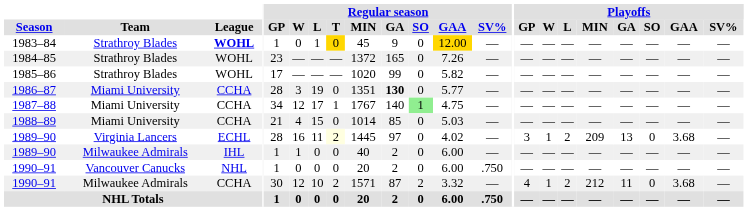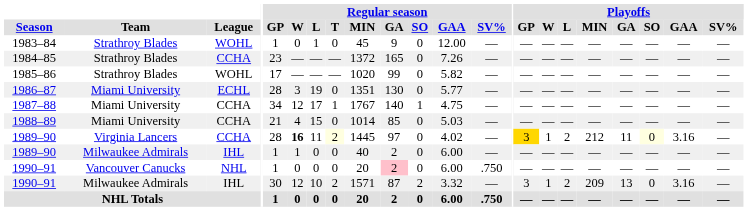(234, 43) bold -> (234, 43) normal
(336, 43) gold background -> (335, 43) no background
(452, 43) gold background -> (452, 43) no background
(234, 58) WOHL -> (234, 58) CCHA
(234, 89) CCHA -> (234, 89) ECHL
(395, 89) bold -> (394, 89) normal
(421, 105) lightgreen background -> (420, 105) no background
(234, 136) ECHL -> (234, 136) CCHA
(298, 136) normal -> (297, 136) bold
(527, 136) no background -> (526, 136) gold background
(595, 136) 209 -> (595, 136) 212
(627, 136) 13 -> (626, 136) 11
(652, 136) no background -> (652, 136) lightyellow background
(684, 136) 3.68 -> (684, 136) 3.16
(395, 167) no background -> (394, 167) pink background
(234, 183) CCHA -> (234, 183) IHL
(527, 183) 4 -> (526, 183) 3
(595, 183) 212 -> (595, 183) 209
(627, 183) 11 -> (626, 183) 13
(684, 183) 3.68 -> (684, 183) 3.16
